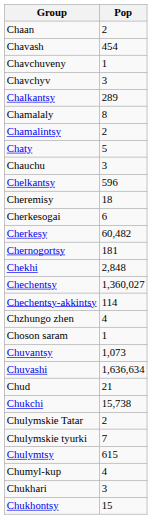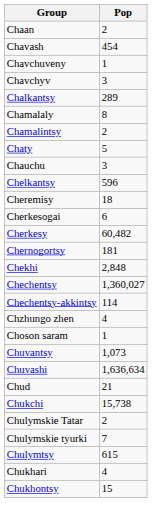- row: (34, 472)
(104, 489) 3 -> (104, 472) 4
